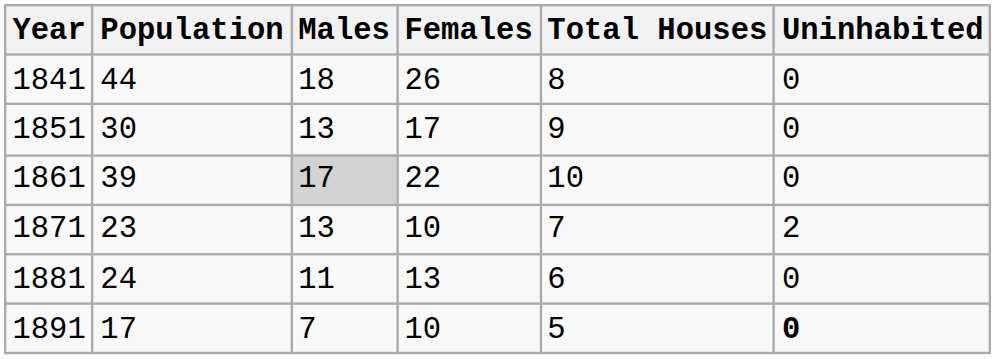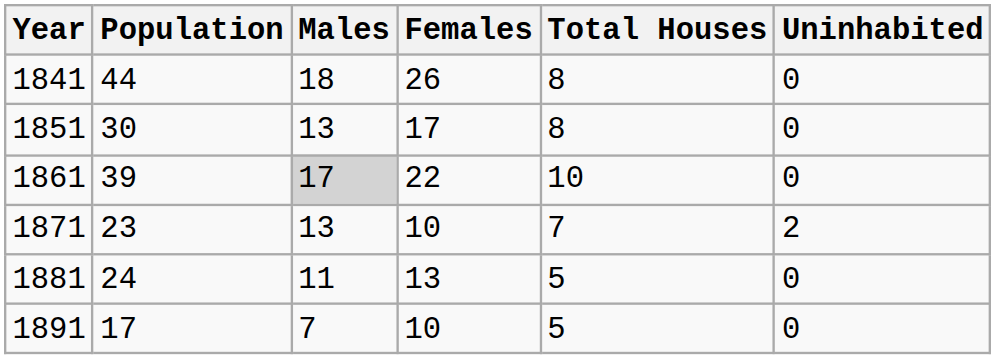(557, 130) 9 -> (557, 130) 8
(557, 279) 6 -> (557, 279) 5
(791, 329) bold -> (791, 329) normal
